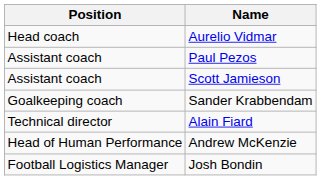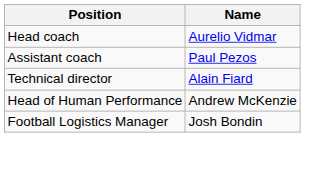- row: (234, 79)
- row: (251, 100)
